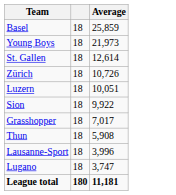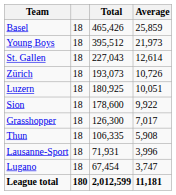+ column: (112, 12)
